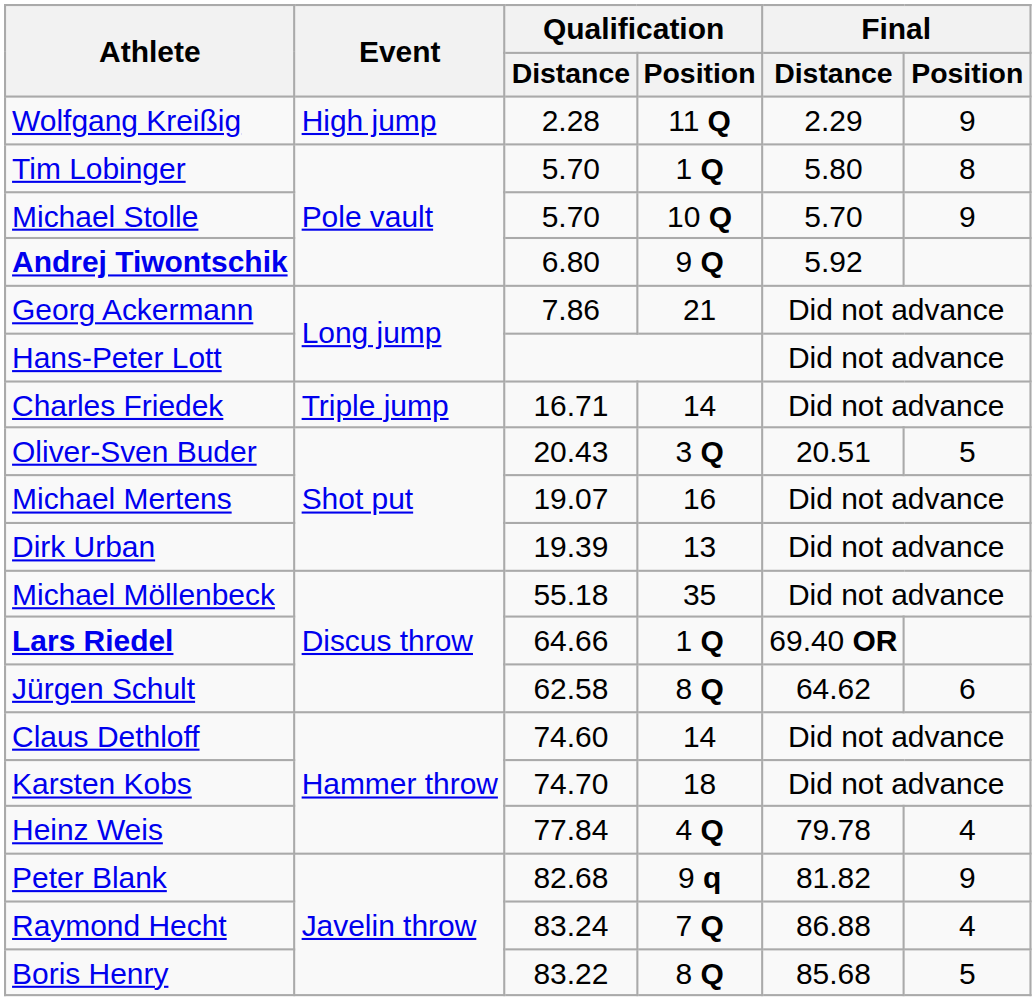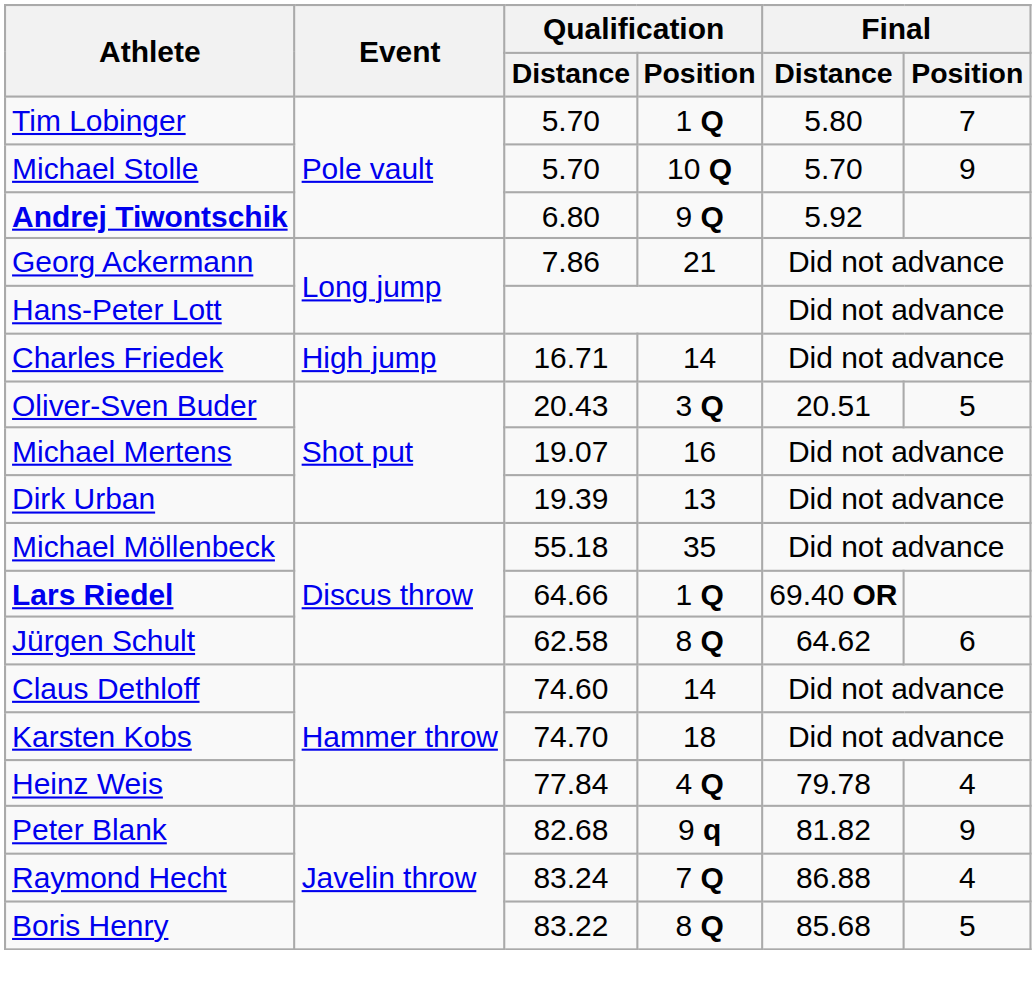- row: (127, 121)
(967, 168) 8 -> (967, 121) 7
(375, 405) Triple jump -> (369, 358) High jump
